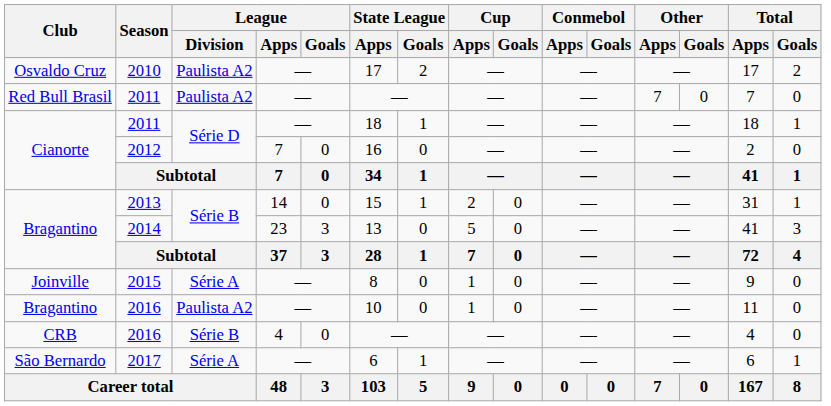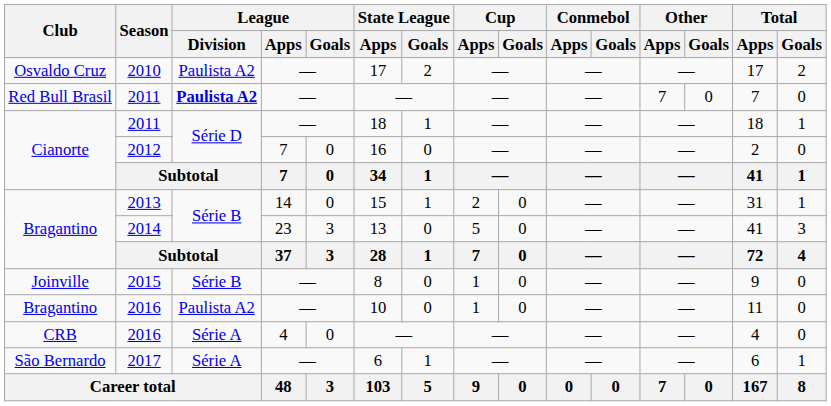(214, 96) normal -> (217, 96) bold
(214, 281) Série A -> (217, 281) Série B
(214, 334) Série B -> (217, 334) Série A
